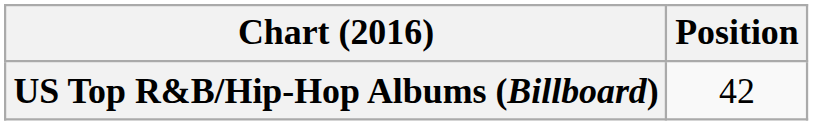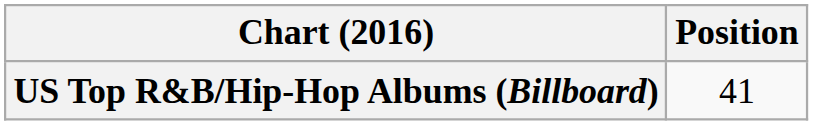(737, 89) 42 -> (737, 89) 41
